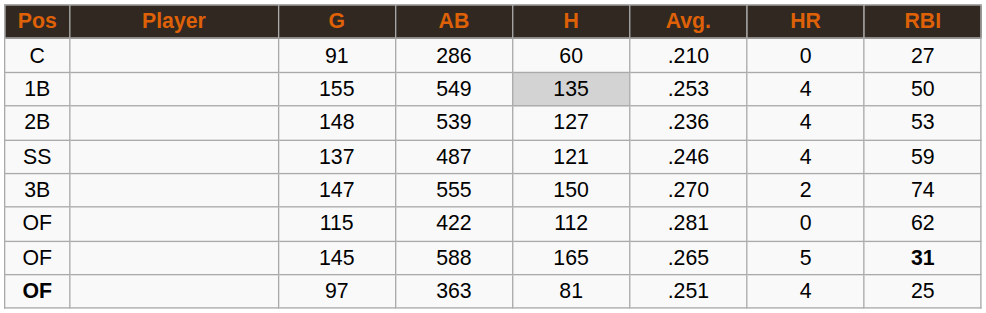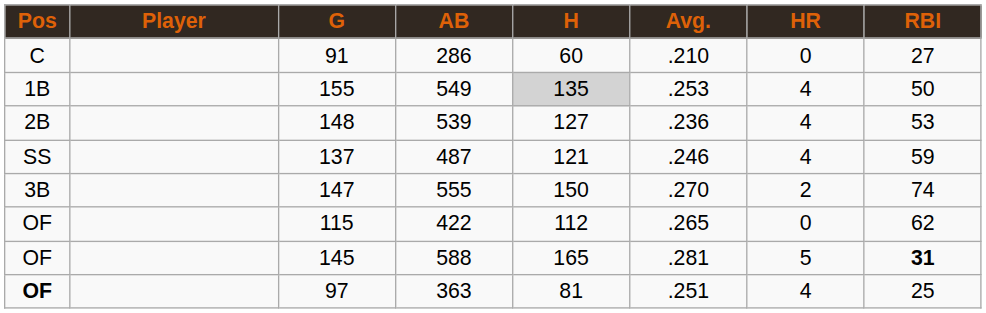(688, 223) .281 -> (688, 223) .265
(688, 257) .265 -> (688, 257) .281
